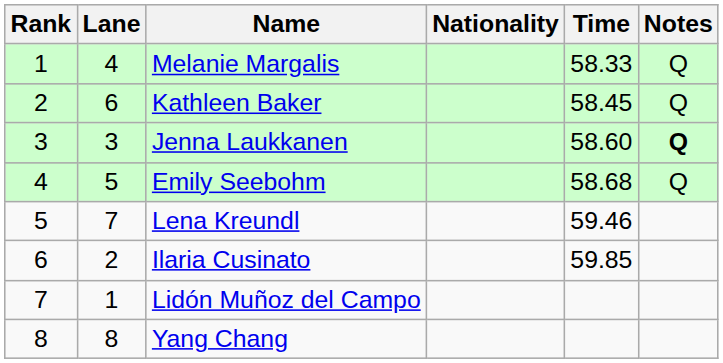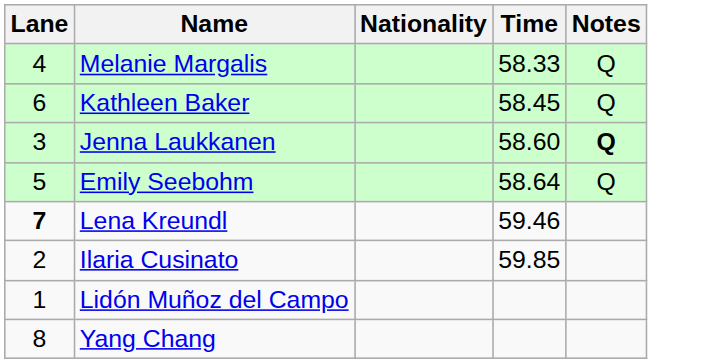- column: (41, 24)
(601, 181) 58.68 -> (529, 181) 58.64
(112, 220) normal -> (39, 220) bold
